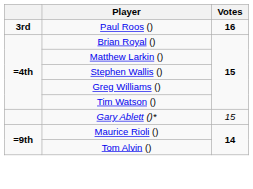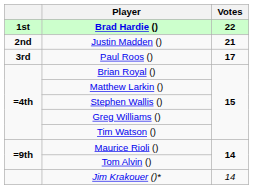+ row: (127, 27)
+ row: (127, 42)
(230, 27) 16 -> (230, 57) 17
- row: (127, 117)
+ row: (127, 177)
